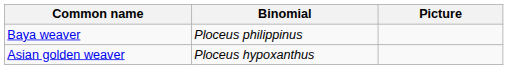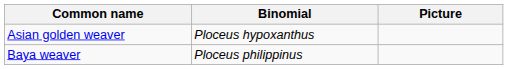rows swapped: (44, 34) <-> (66, 54)
